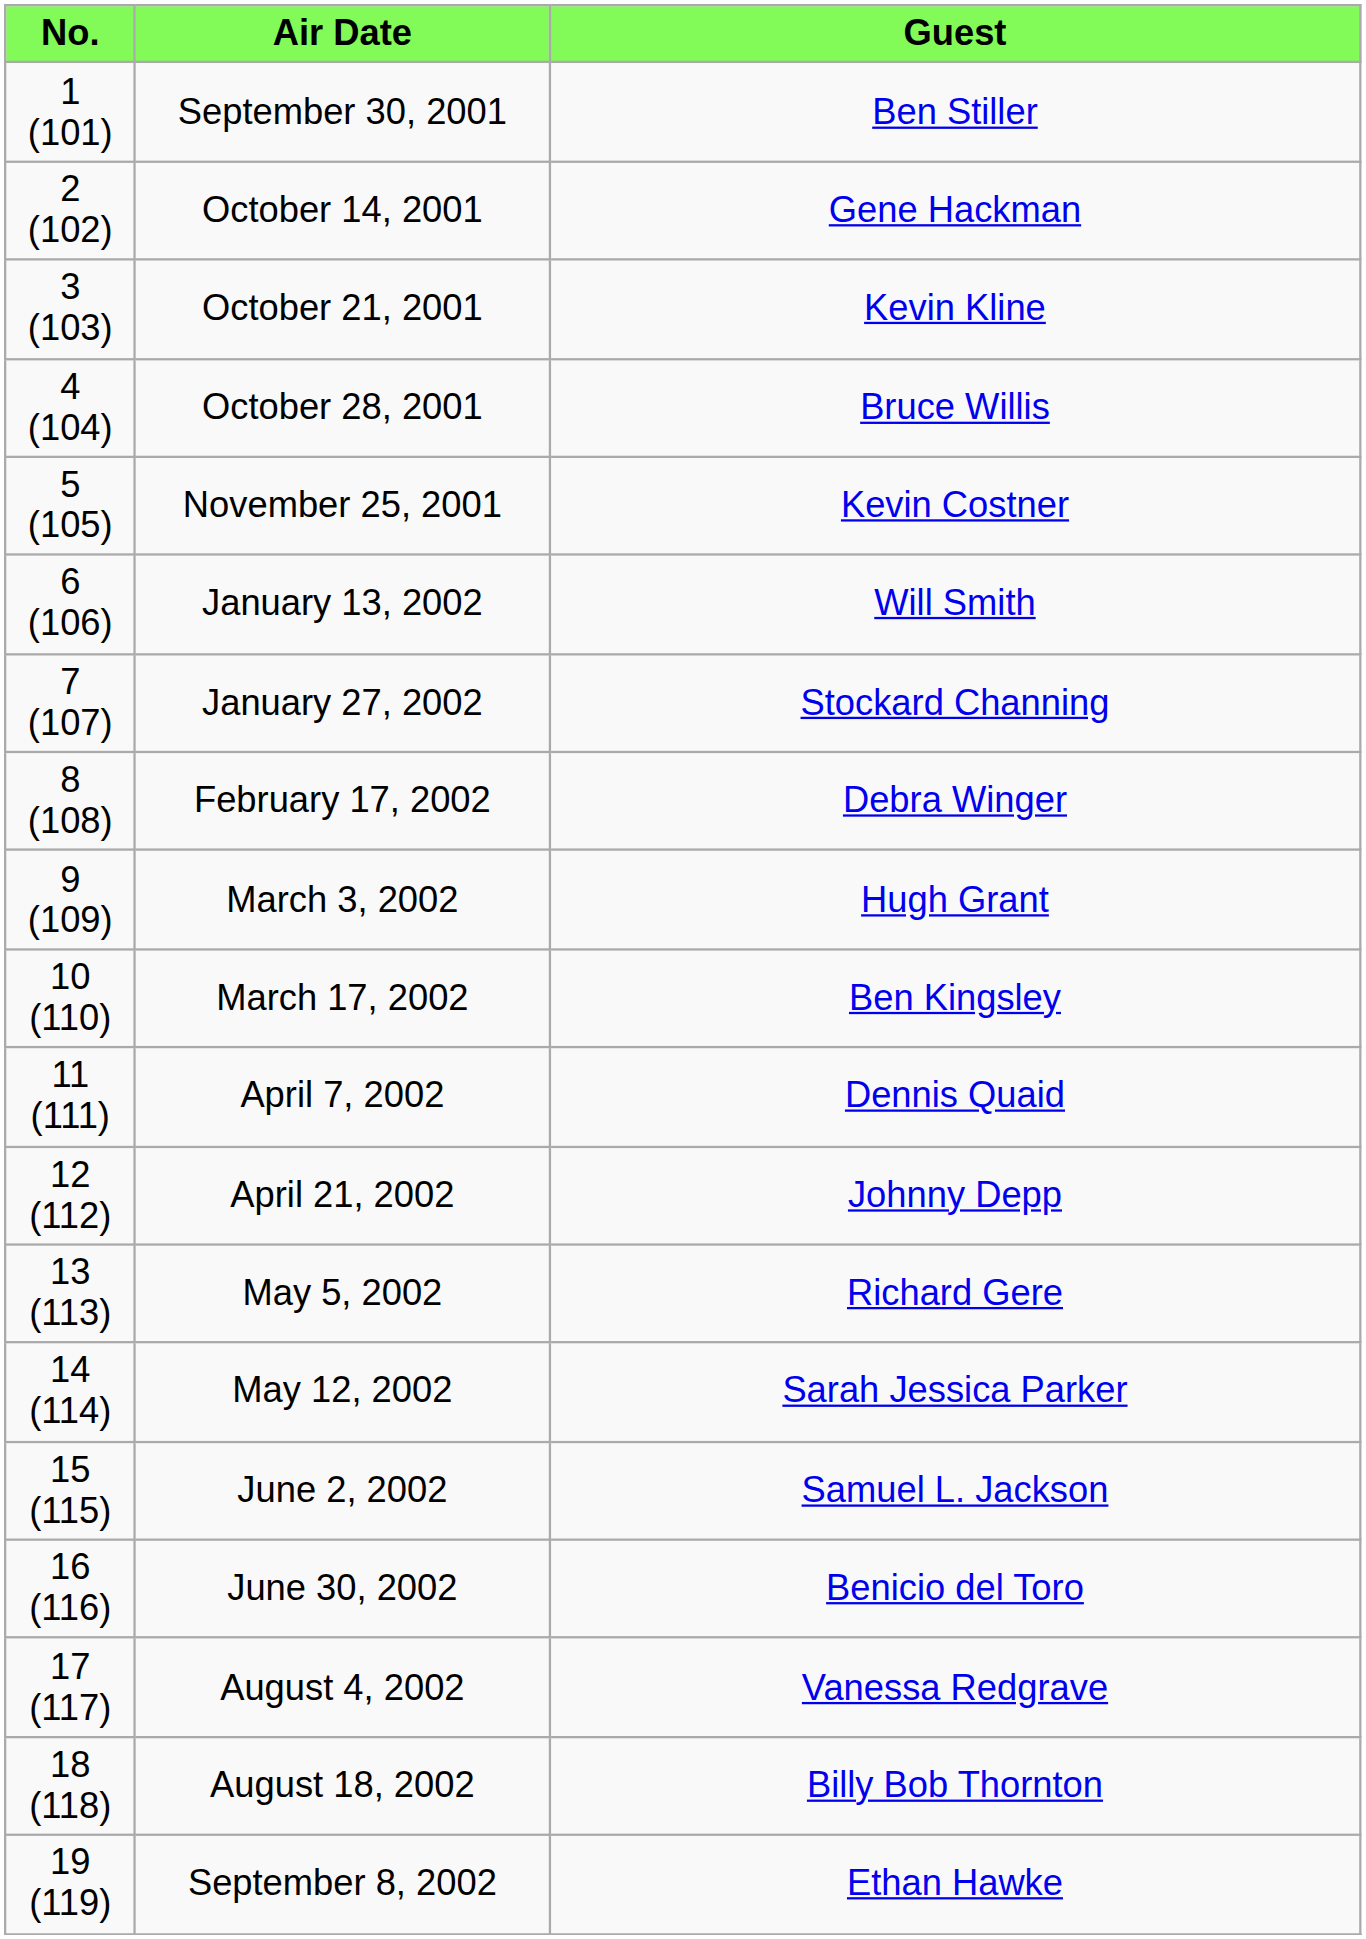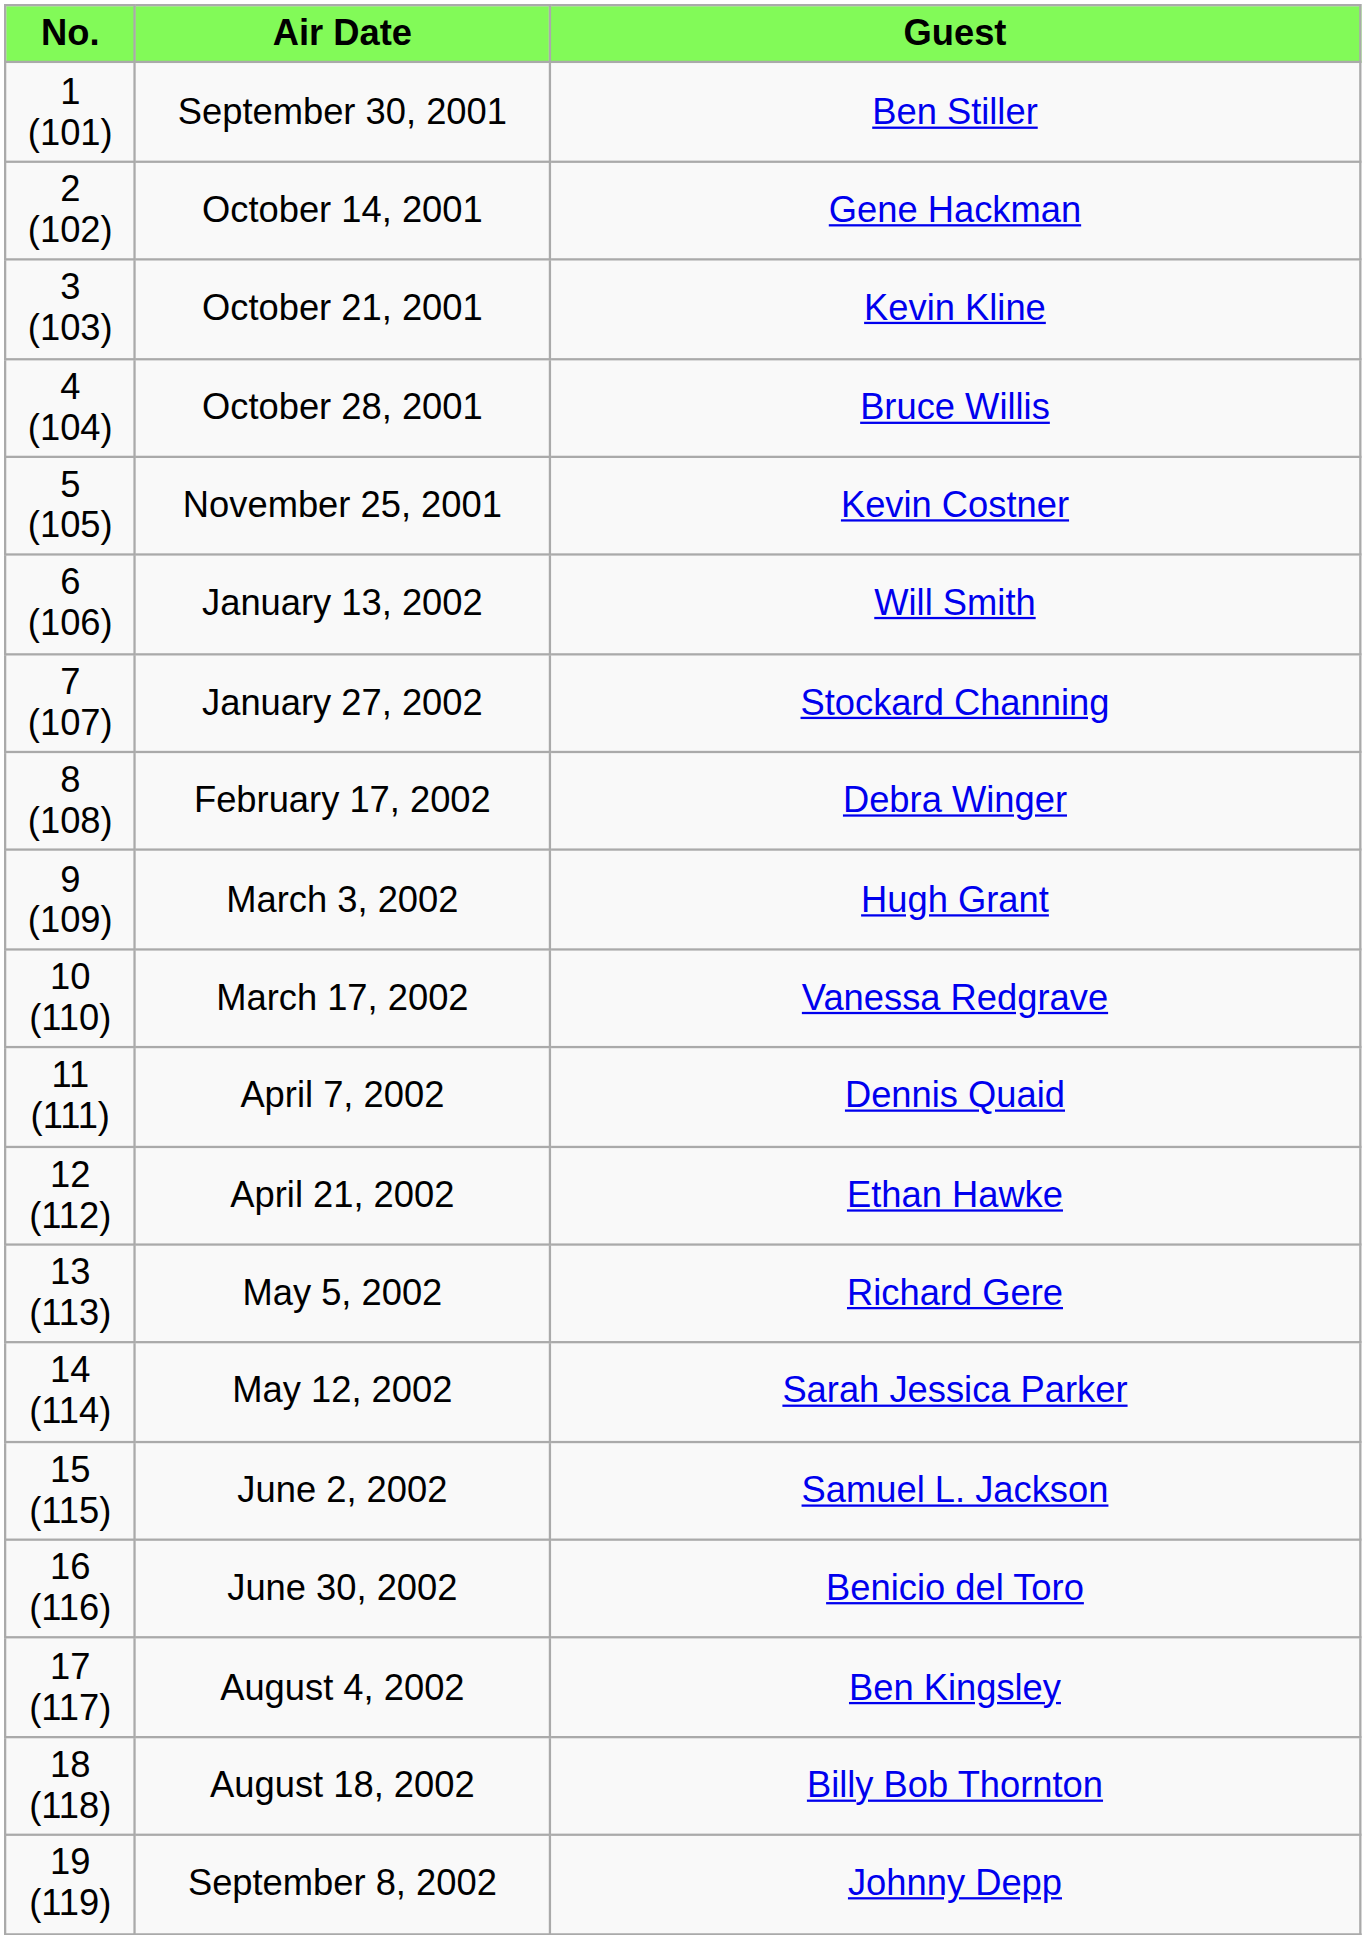(955, 997) Ben Kingsley -> (955, 997) Vanessa Redgrave
(955, 1194) Johnny Depp -> (955, 1194) Ethan Hawke
(955, 1686) Vanessa Redgrave -> (955, 1686) Ben Kingsley
(955, 1883) Ethan Hawke -> (955, 1883) Johnny Depp
